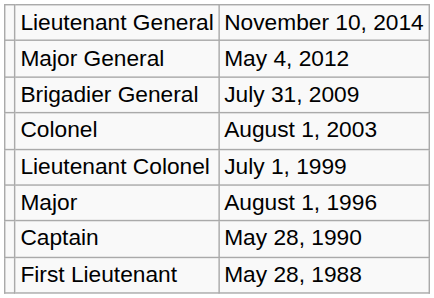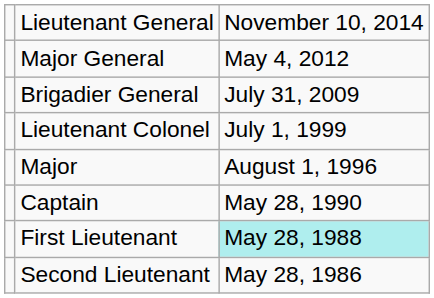- row: (59, 130)
(293, 274) no background -> (293, 238) paleturquoise background
+ row: (115, 274)
